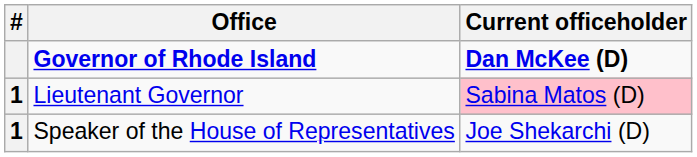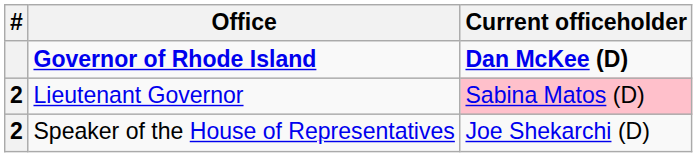(16, 95) 1 -> (16, 95) 2
(16, 132) 1 -> (16, 132) 2
